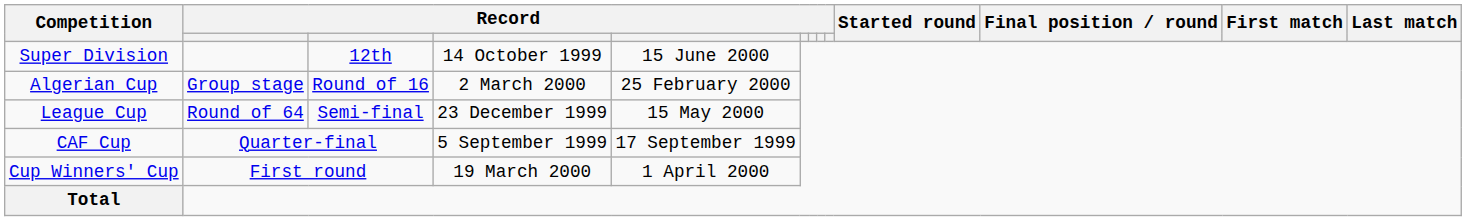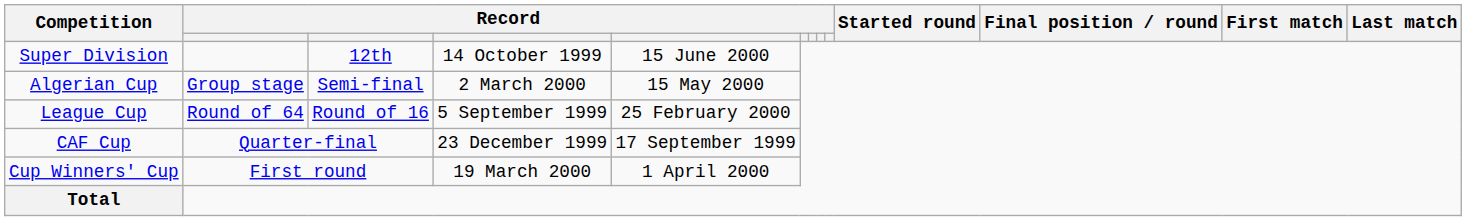(371, 85) Round of 16 -> (371, 85) Semi-final
(706, 85) 25 February 2000 -> (706, 85) 15 May 2000
(371, 114) Semi-final -> (371, 114) Round of 16
(522, 114) 23 December 1999 -> (522, 114) 5 September 1999
(706, 114) 15 May 2000 -> (706, 114) 25 February 2000
(522, 143) 5 September 1999 -> (522, 143) 23 December 1999
